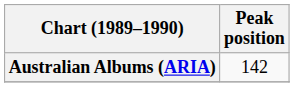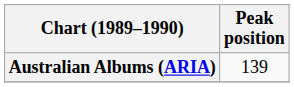(254, 67) 142 -> (254, 67) 139
